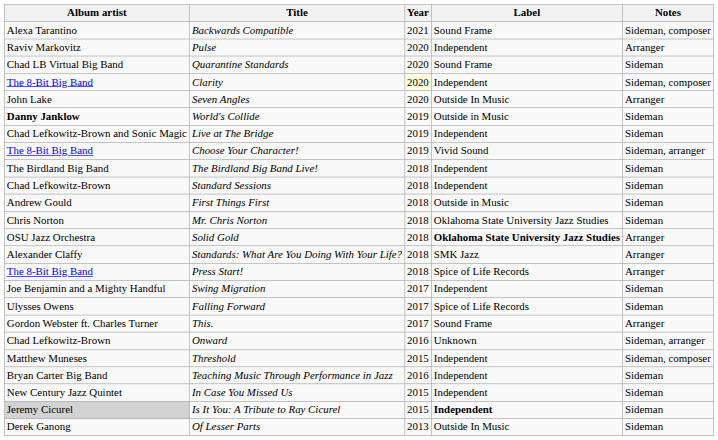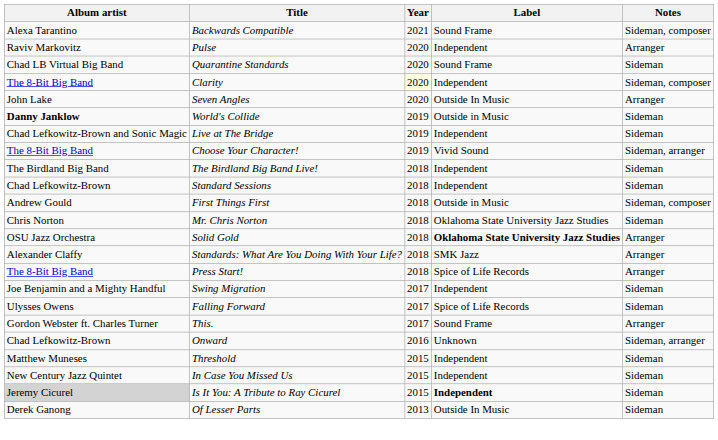(644, 202) Sideman -> (668, 202) Sideman, composer
(668, 358) Sideman, composer -> (644, 358) Sideman
- row: (292, 375)
